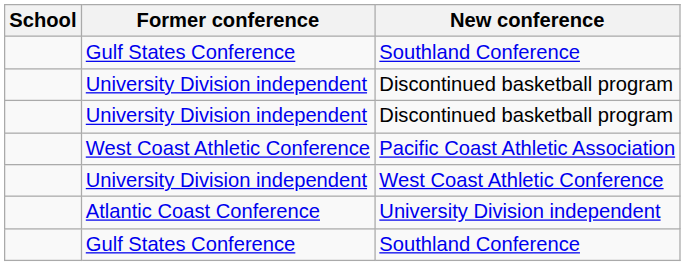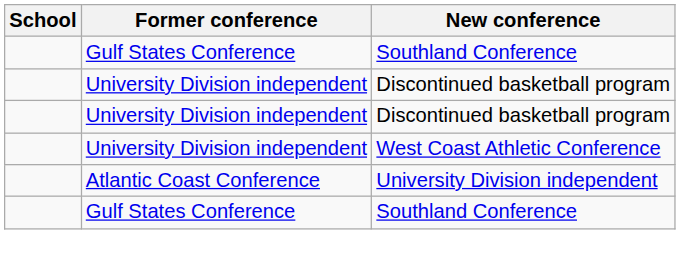- row: (228, 148)
